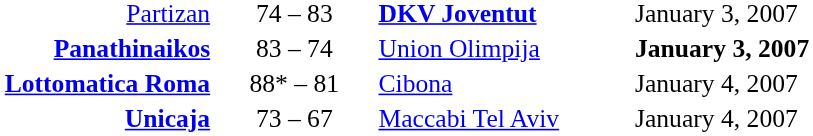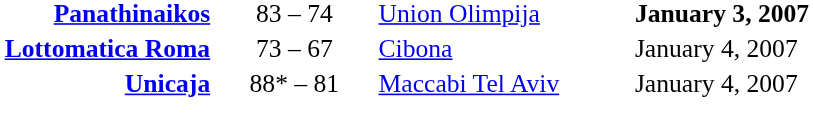- row: (168, 13)
(294, 83) 88* – 81 -> (294, 48) 73 – 67
(294, 118) 73 – 67 -> (294, 83) 88* – 81
